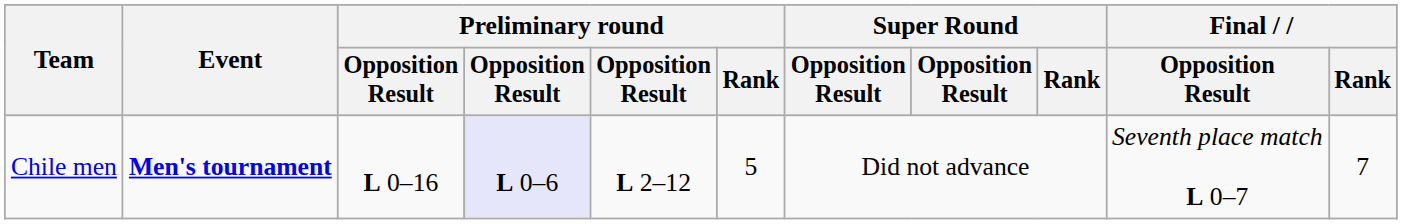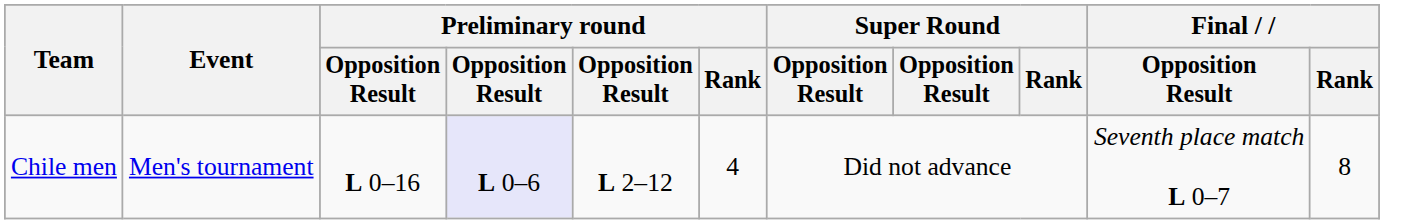(230, 167) bold -> (221, 167) normal
(751, 167) 5 -> (733, 167) 4
(1363, 167) 7 -> (1345, 167) 8
